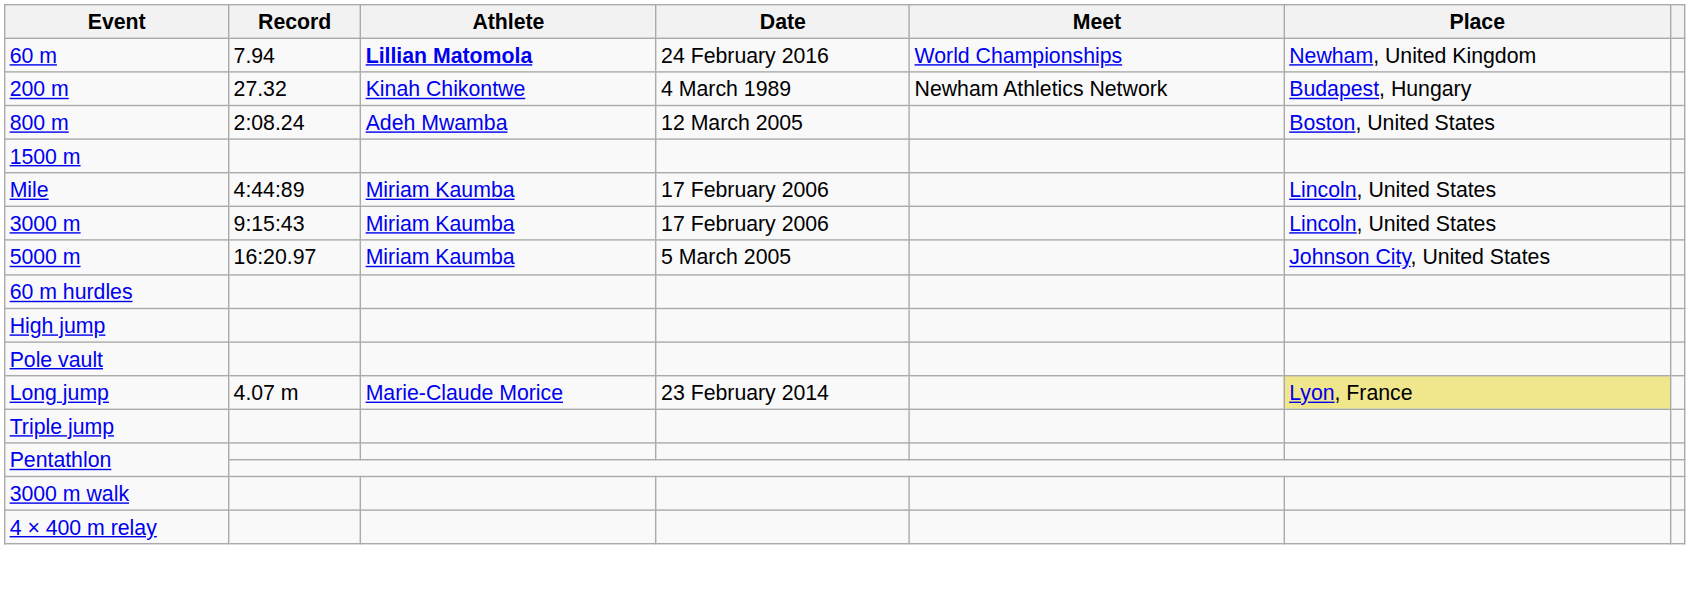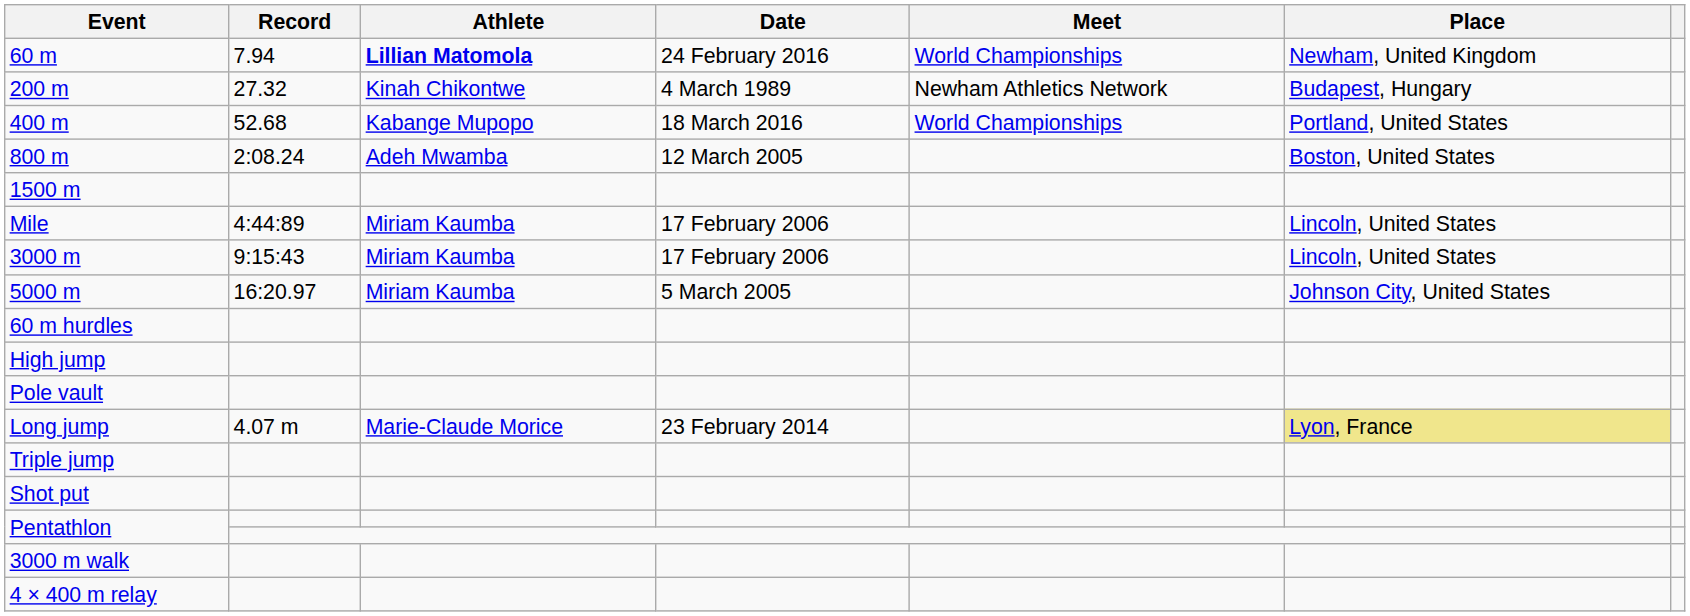+ row: (39, 123)
+ row: (49, 493)
